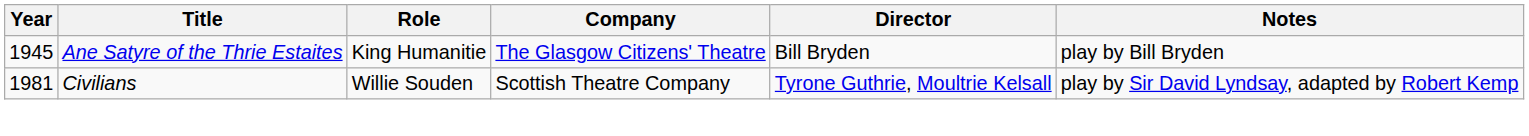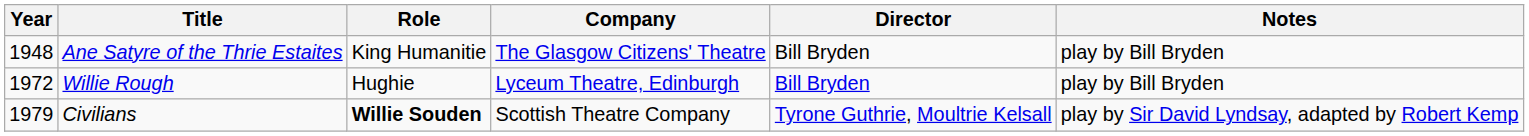(31, 51) 1945 -> (31, 51) 1948
+ row: (118, 83)
(31, 83) 1981 -> (31, 114) 1979
(412, 83) normal -> (417, 114) bold
